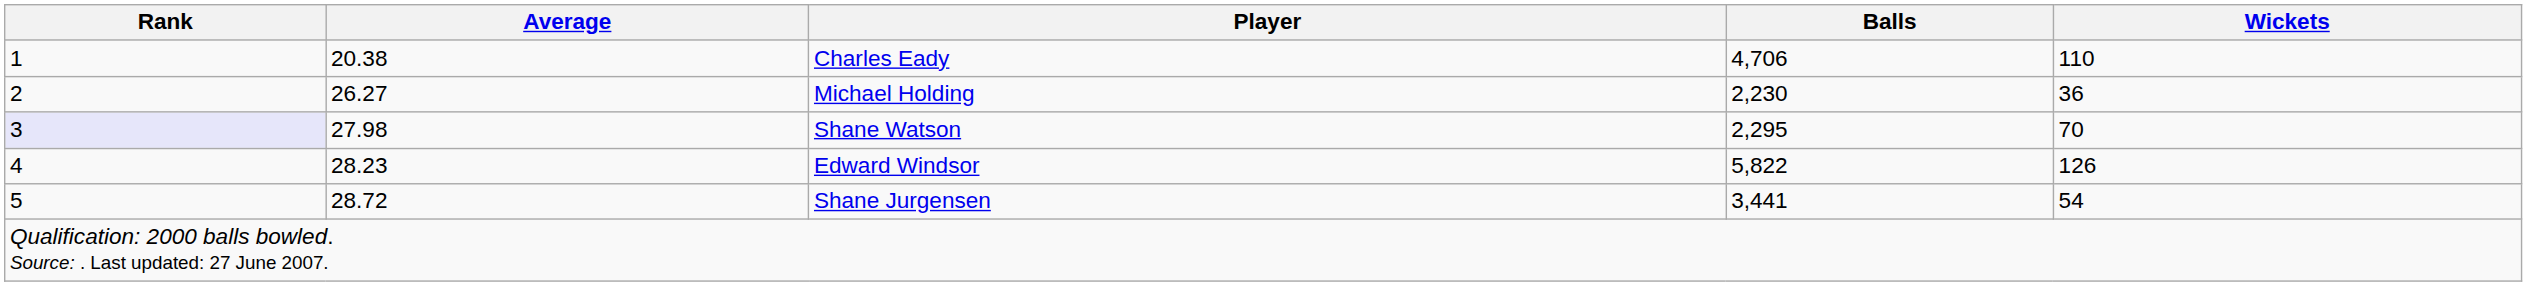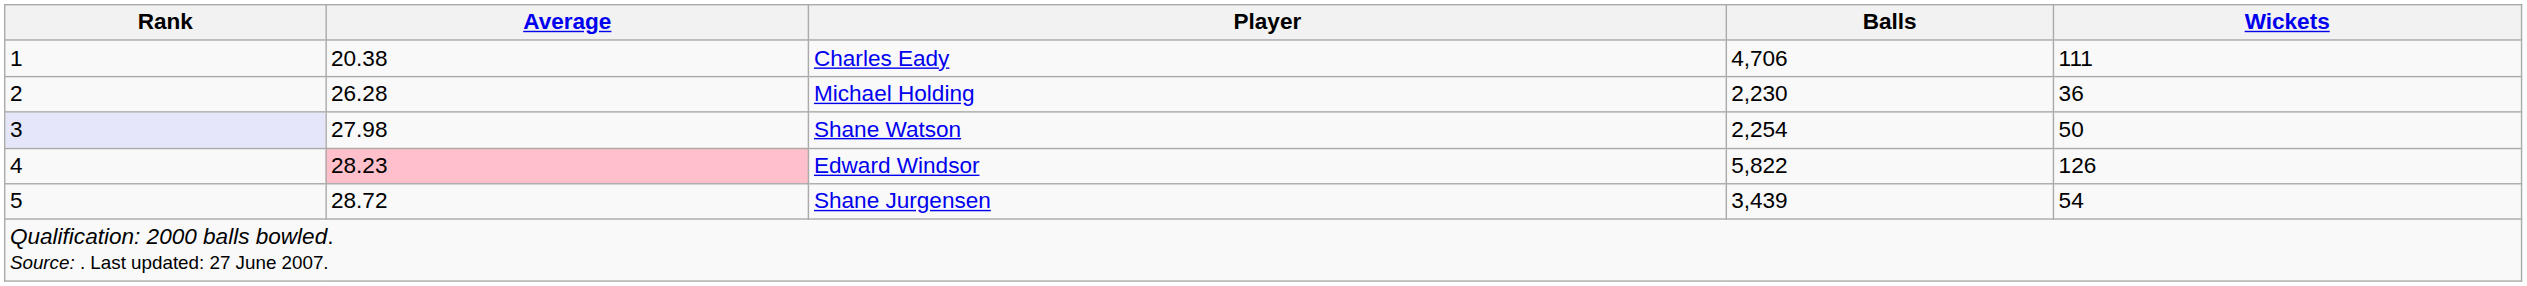(2077, 58) 110 -> (2076, 58) 111
(359, 93) 26.27 -> (359, 93) 26.28
(1759, 129) 2,295 -> (1759, 129) 2,254
(2071, 129) 70 -> (2071, 129) 50
(359, 165) no background -> (359, 165) pink background
(1759, 201) 3,441 -> (1759, 201) 3,439
